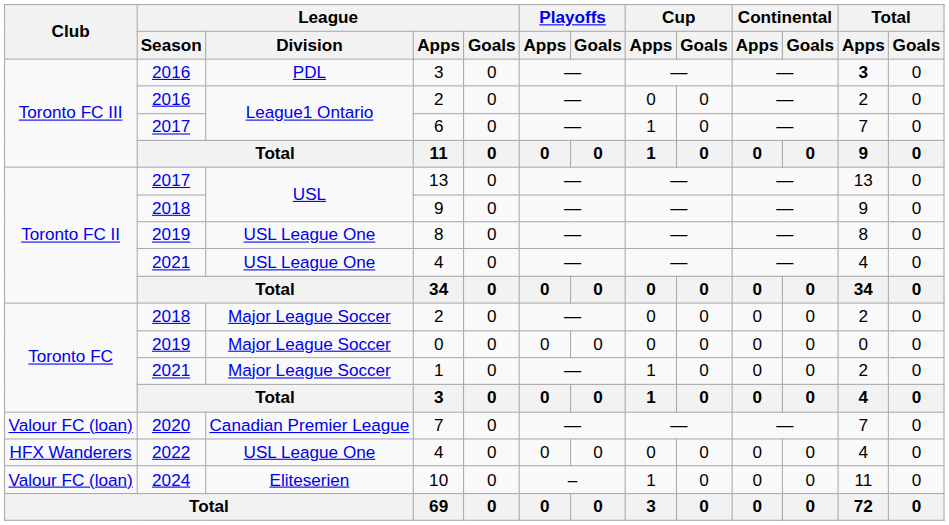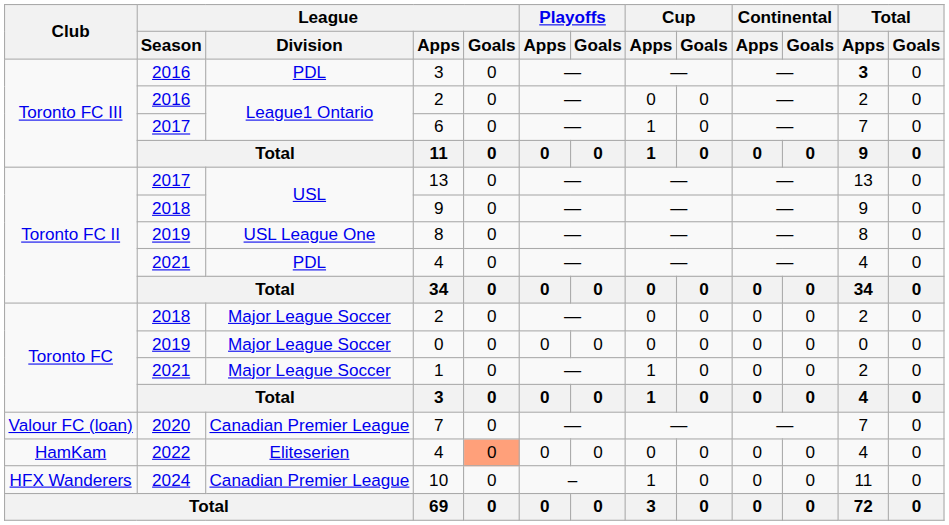(309, 262) USL League One -> (309, 262) PDL
(71, 452) HFX Wanderers -> (71, 452) HamKam
(309, 452) USL League One -> (309, 452) Eliteserien
(492, 452) no background -> (492, 452) lightsalmon background
(71, 479) Valour FC (loan) -> (71, 479) HFX Wanderers
(309, 479) Eliteserien -> (309, 479) Canadian Premier League
